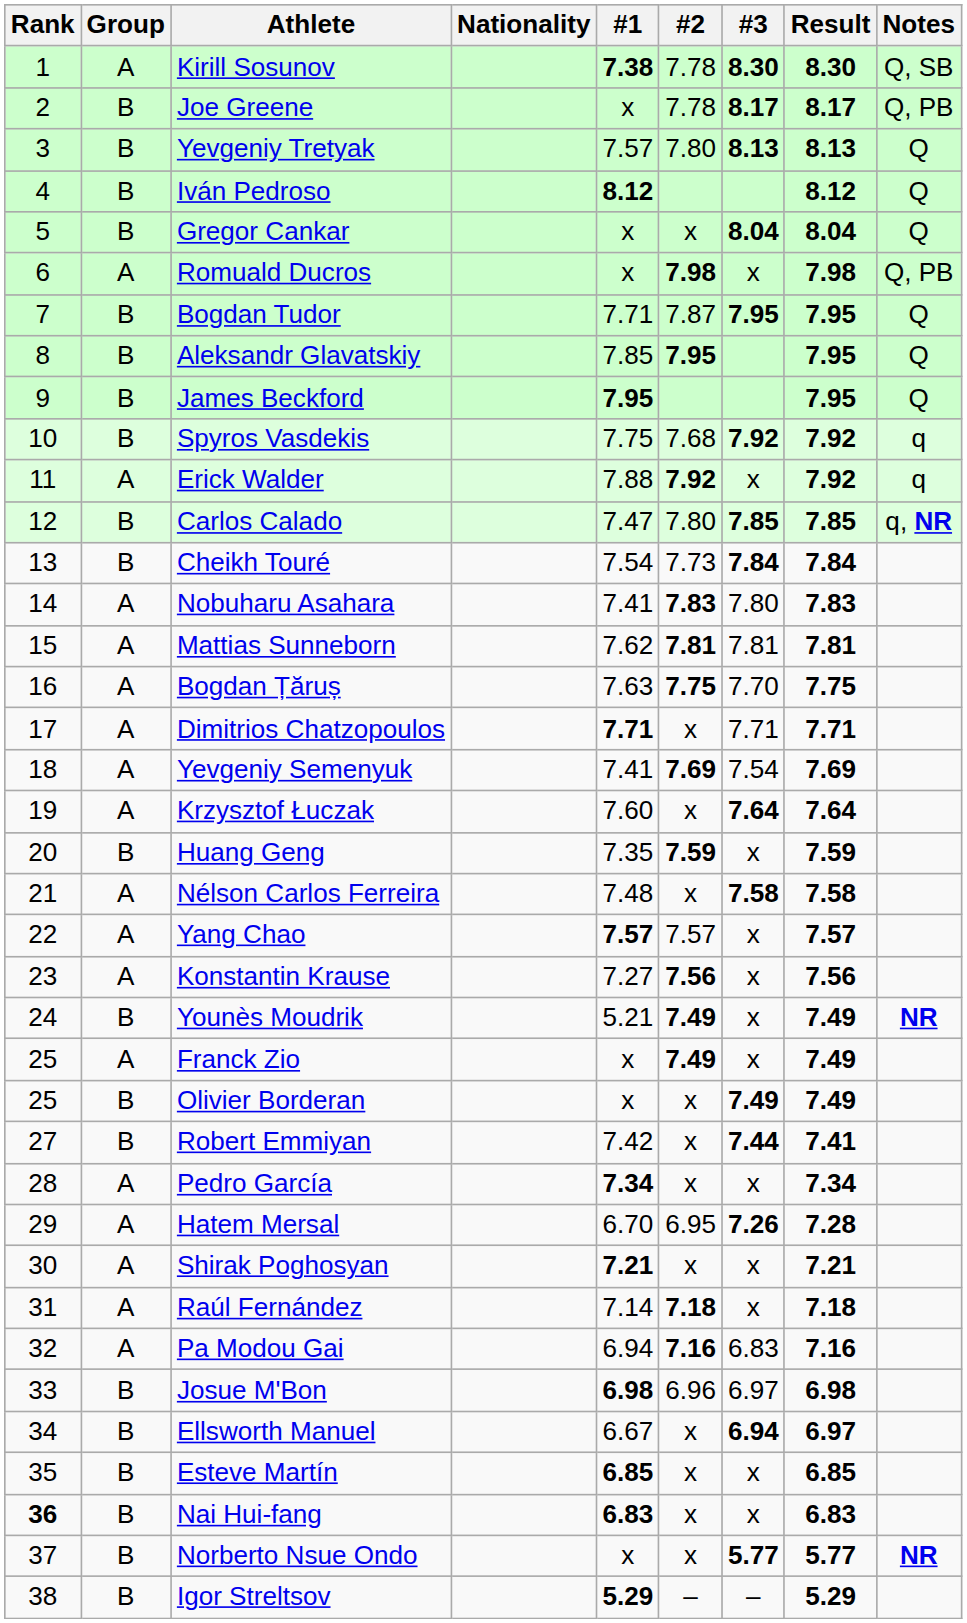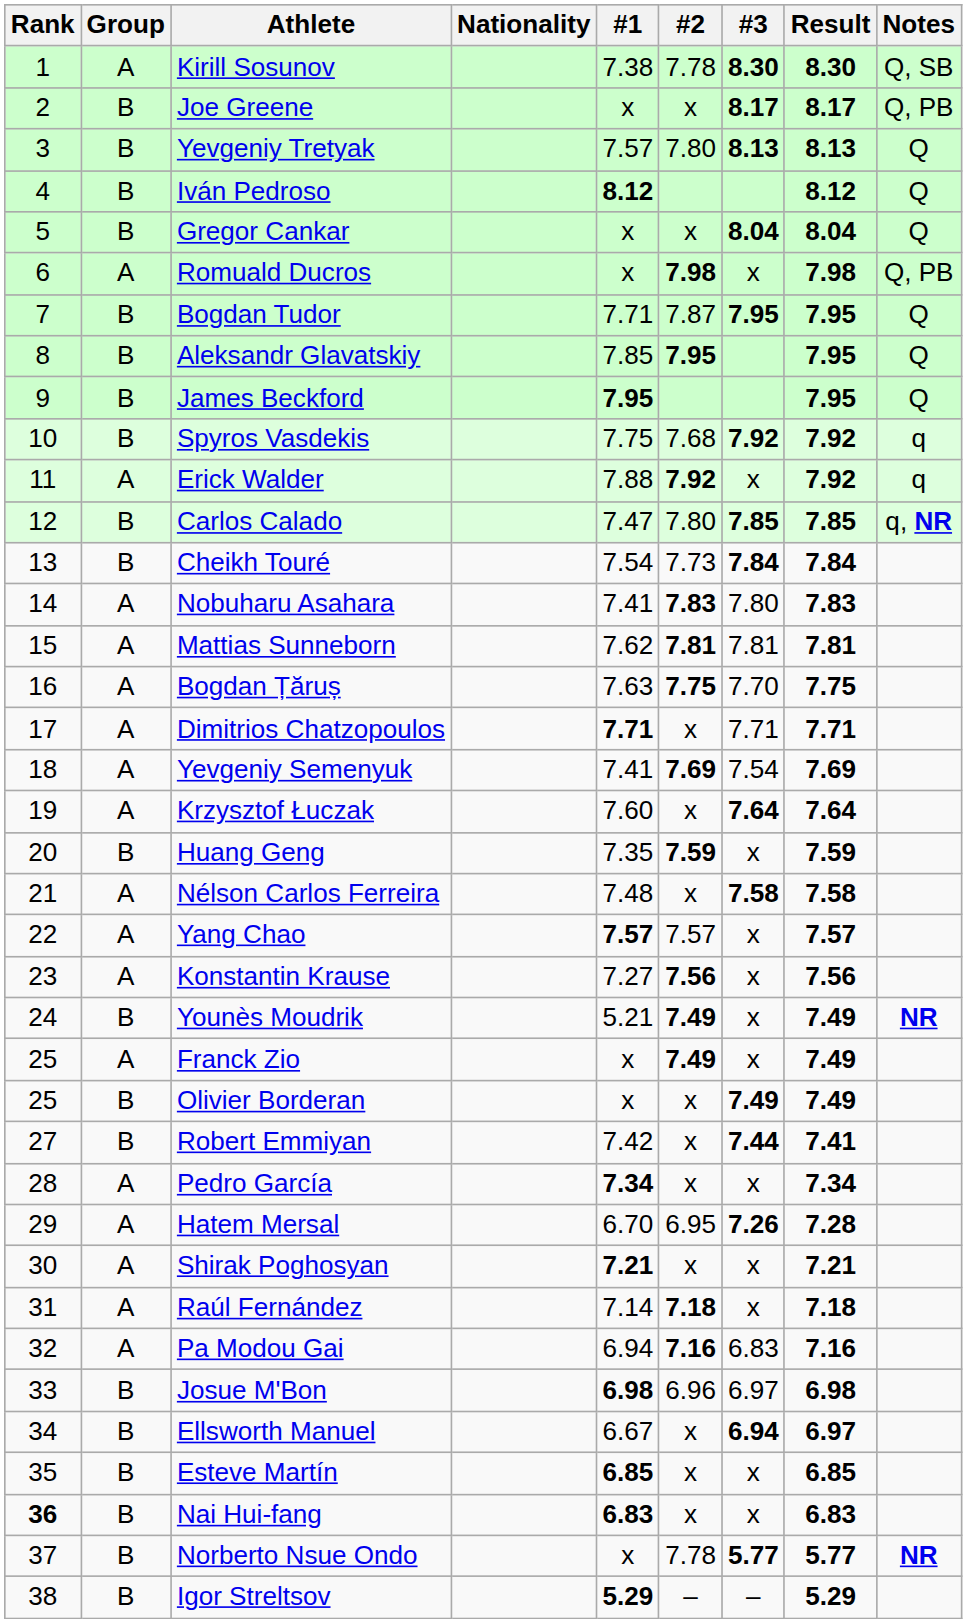(628, 66) bold -> (628, 66) normal
(691, 107) 7.78 -> (691, 107) x
(691, 1555) x -> (691, 1555) 7.78
